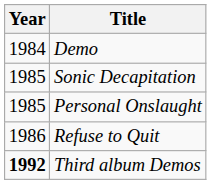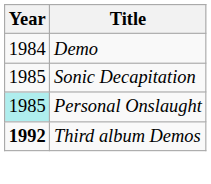(27, 106) no background -> (27, 106) paleturquoise background
- row: (107, 135)
